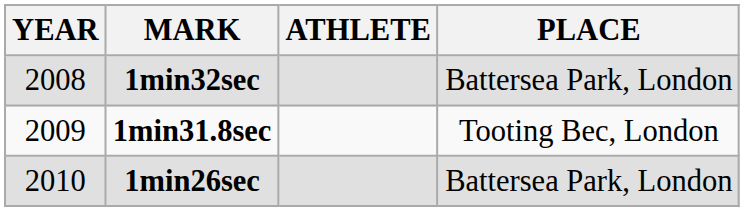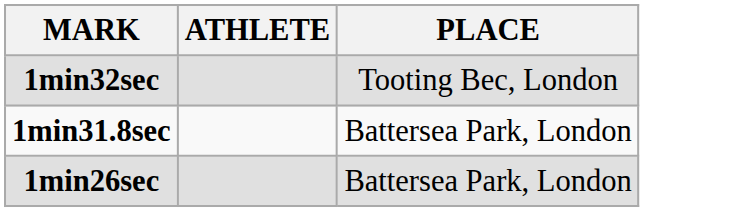- column: (55, 29)
(589, 80) Battersea Park, London -> (488, 80) Tooting Bec, London
(589, 130) Tooting Bec, London -> (488, 130) Battersea Park, London
